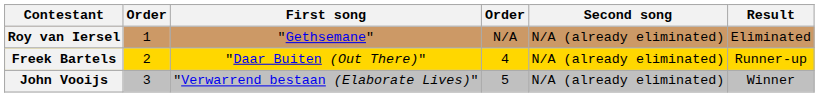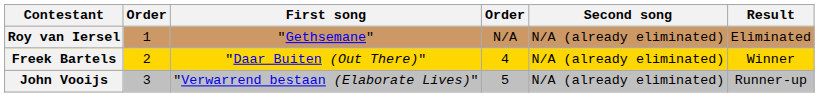(771, 59) Runner-up -> (771, 59) Winner
(771, 81) Winner -> (771, 81) Runner-up
